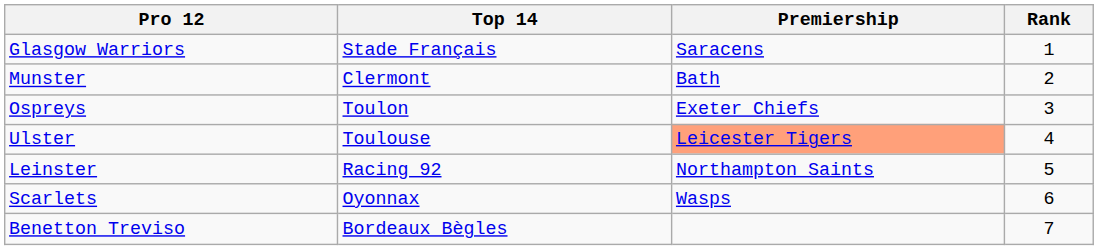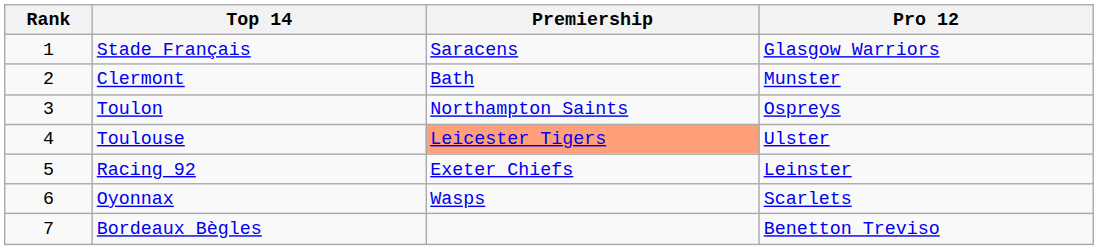columns swapped: (1049, 20) <-> (171, 20)
(747, 109) Exeter Chiefs -> (529, 109) Northampton Saints
(775, 169) Northampton Saints -> (502, 169) Exeter Chiefs
